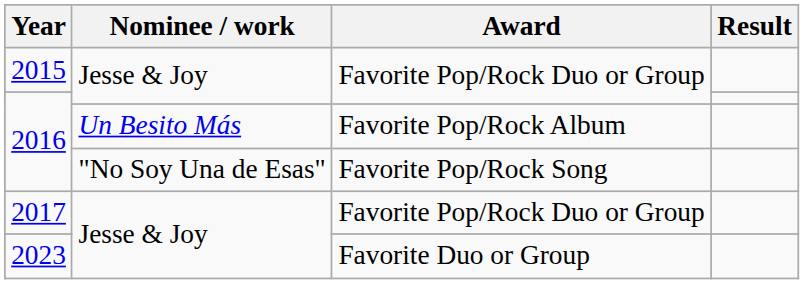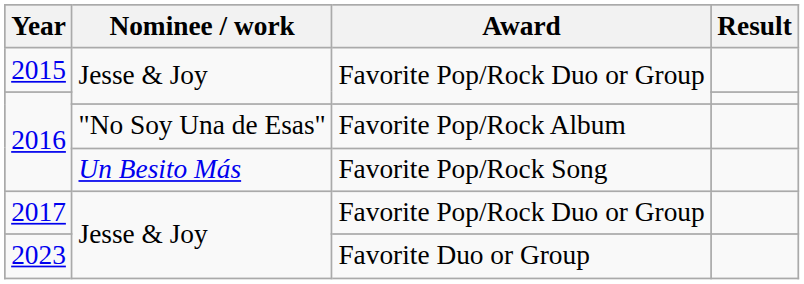(160, 125) Un Besito Más -> (202, 125) "No Soy Una de Esas"
(202, 168) "No Soy Una de Esas" -> (160, 168) Un Besito Más
